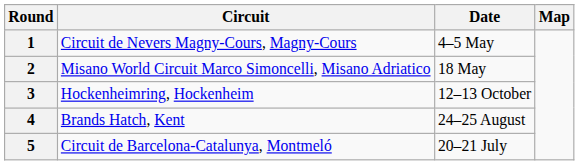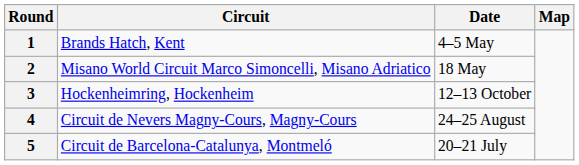(209, 42) Circuit de Nevers Magny-Cours, Magny-Cours -> (123, 42) Brands Hatch, Kent
(123, 120) Brands Hatch, Kent -> (209, 120) Circuit de Nevers Magny-Cours, Magny-Cours
